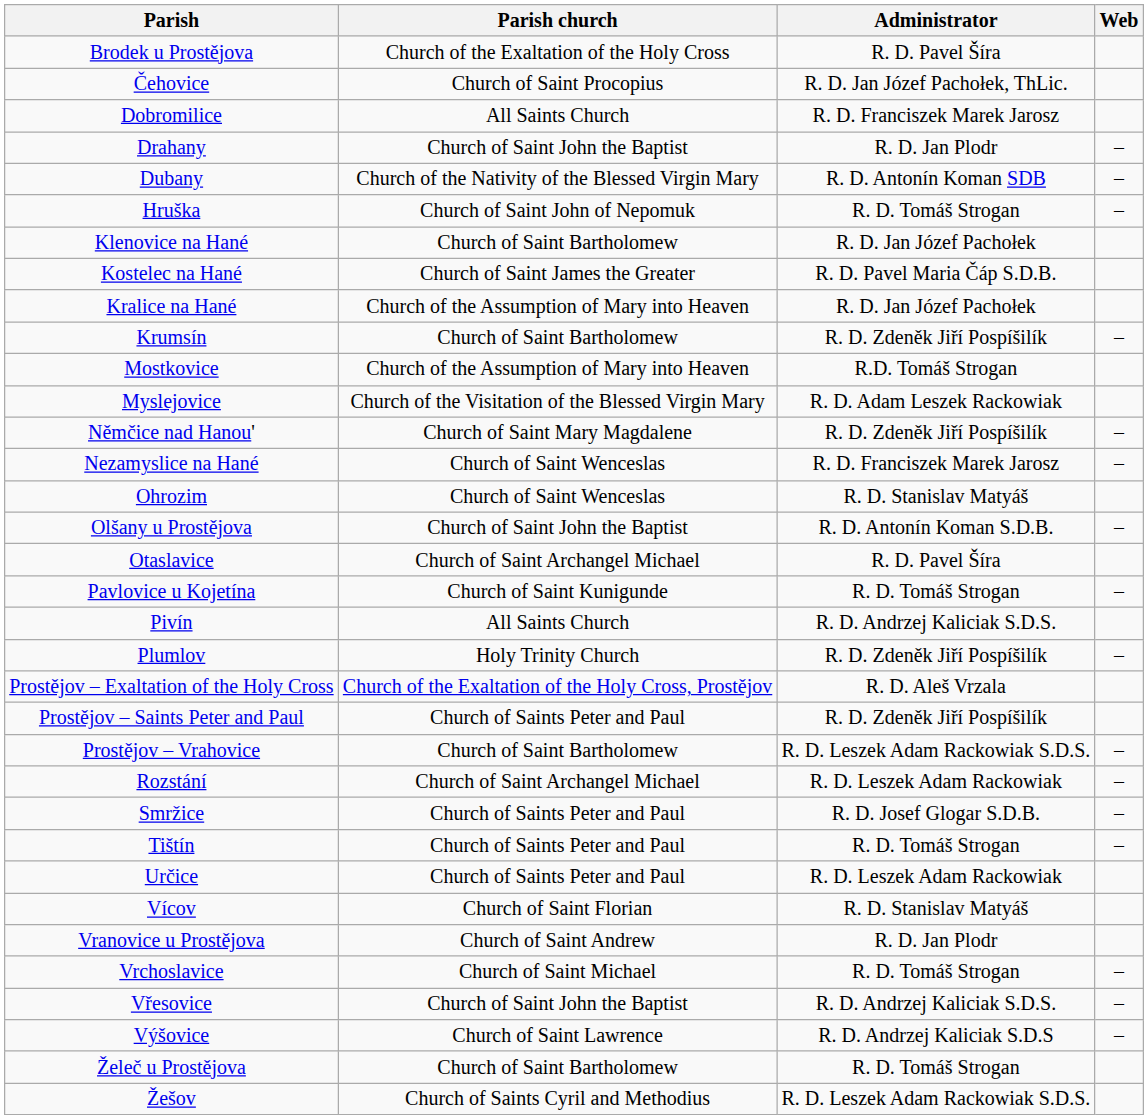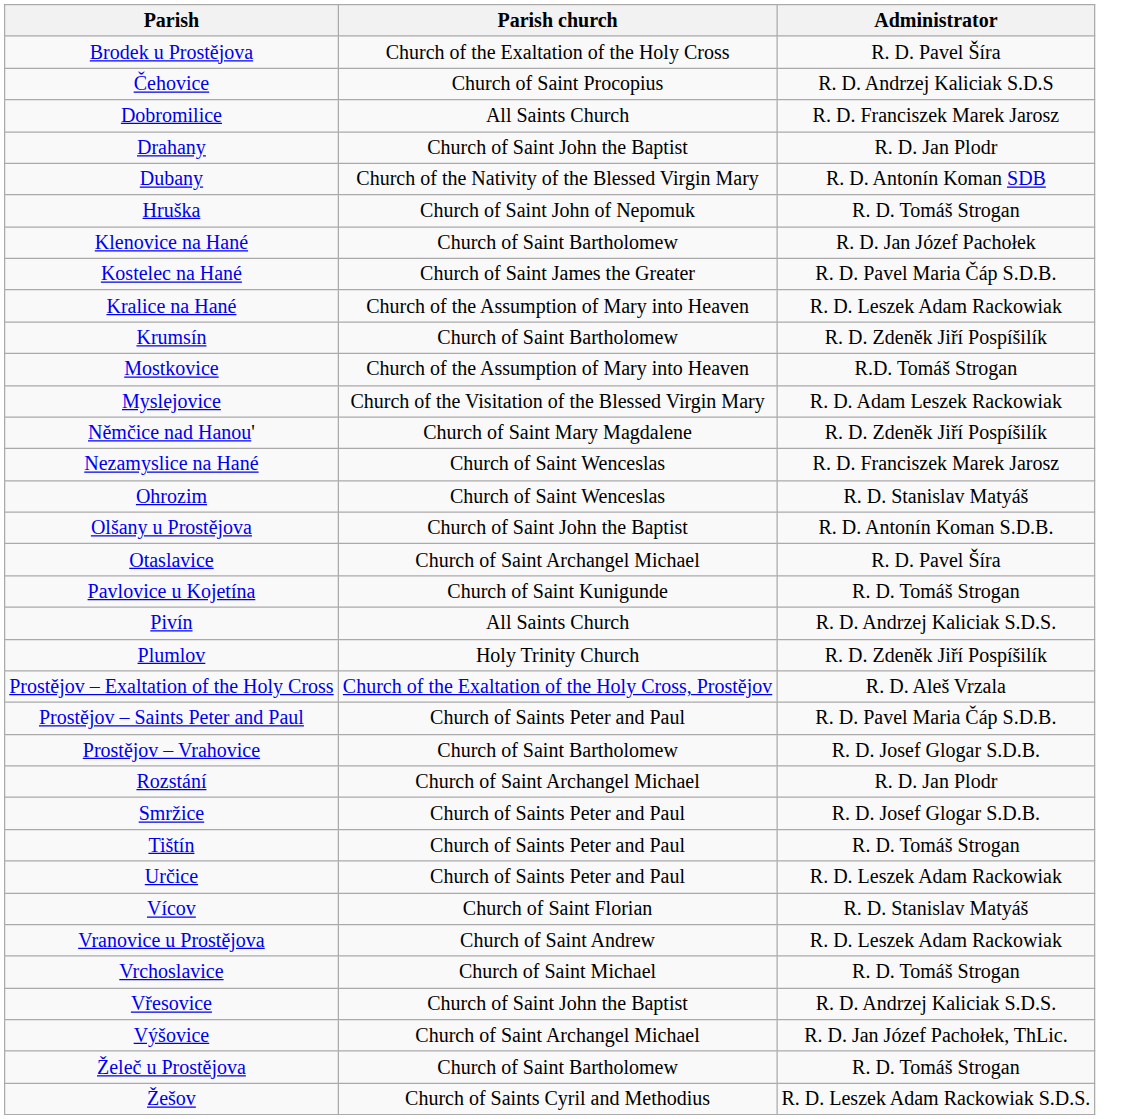- column: (1119, 20)
(936, 83) R. D. Jan Józef Pachołek, ThLic. -> (936, 83) R. D. Andrzej Kaliciak S.D.S
(936, 305) R. D. Jan Józef Pachołek -> (936, 305) R. D. Leszek Adam Rackowiak
(936, 718) R. D. Zdeněk Jiří Pospíšilík -> (936, 718) R. D. Pavel Maria Čáp S.D.B.
(936, 749) R. D. Leszek Adam Rackowiak S.D.S. -> (936, 749) R. D. Josef Glogar S.D.B.
(936, 781) R. D. Leszek Adam Rackowiak -> (936, 781) R. D. Jan Plodr
(936, 940) R. D. Jan Plodr -> (936, 940) R. D. Leszek Adam Rackowiak
(558, 1035) Church of Saint Lawrence -> (558, 1035) Church of Saint Archangel Michael
(936, 1035) R. D. Andrzej Kaliciak S.D.S -> (936, 1035) R. D. Jan Józef Pachołek, ThLic.
